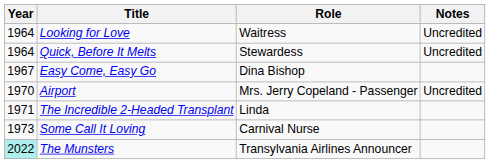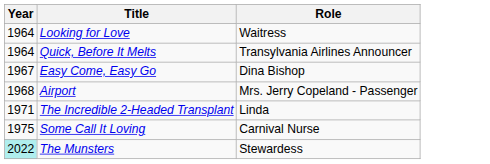- column: (453, 14)
(271, 52) Stewardess -> (326, 52) Transylvania Airlines Announcer
(21, 91) 1970 -> (21, 91) 1968
(21, 129) 1973 -> (21, 129) 1975
(326, 149) Transylvania Airlines Announcer -> (271, 149) Stewardess
